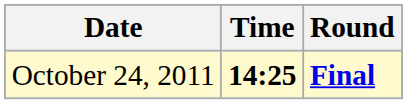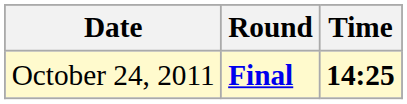columns swapped: (262, 27) <-> (352, 27)
